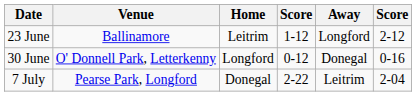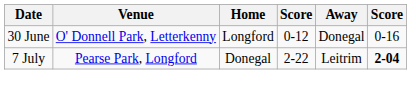- row: (29, 36)
(392, 79) normal -> (387, 58) bold
